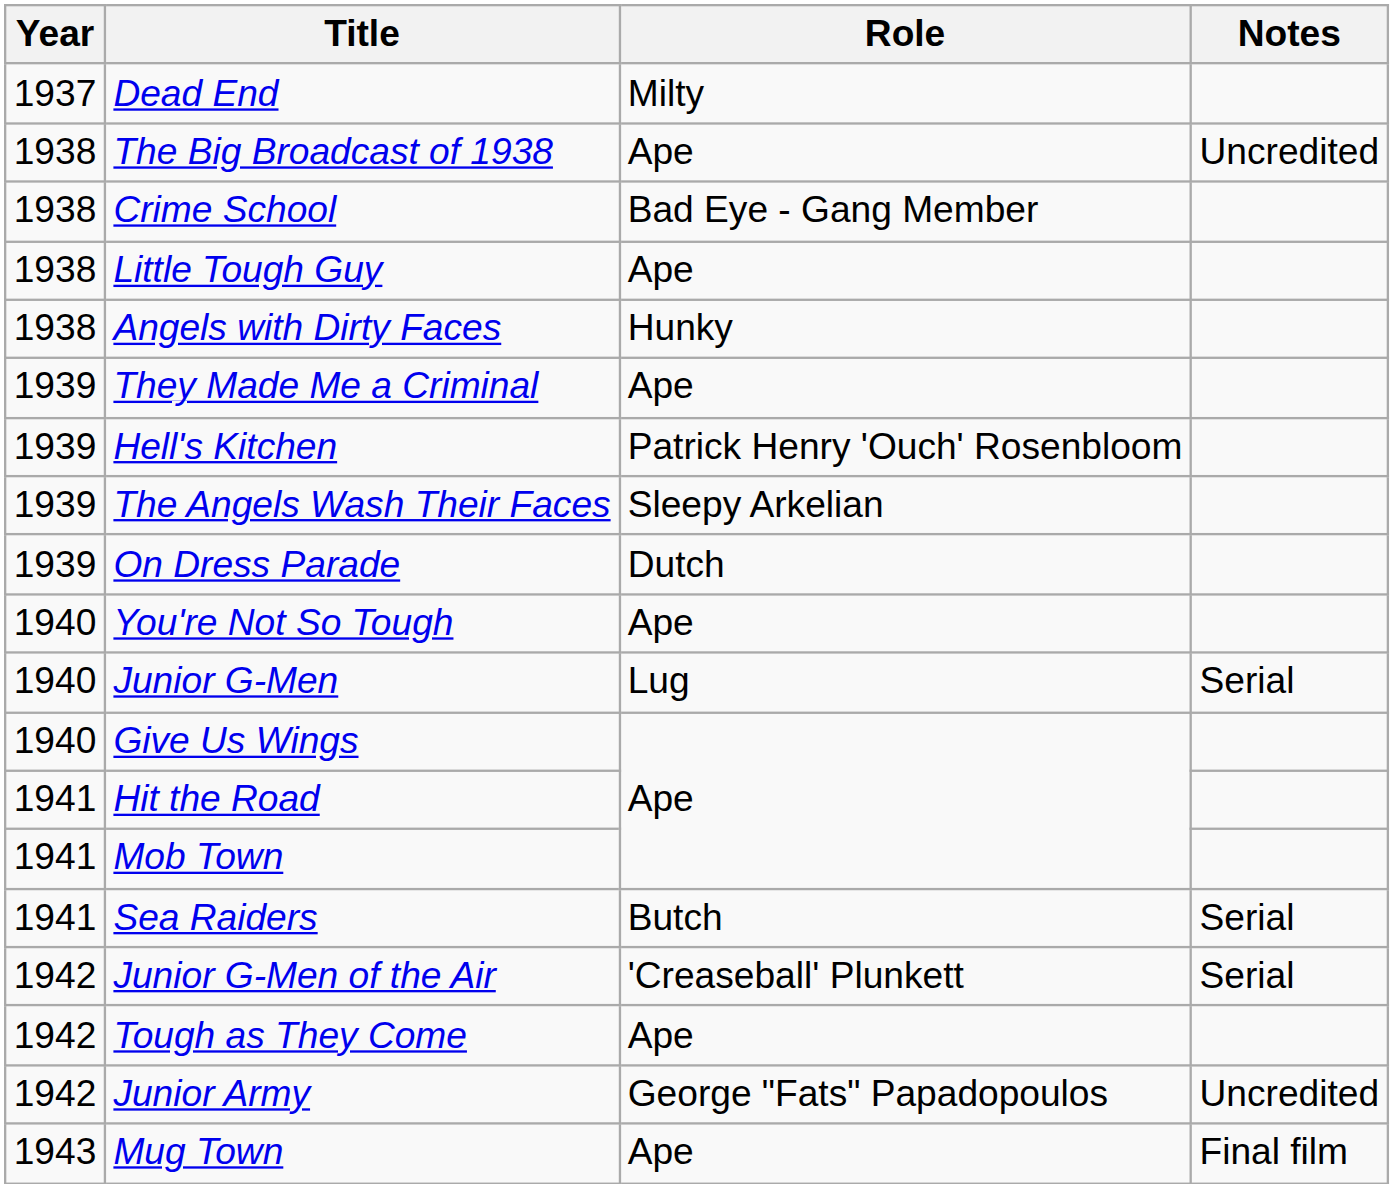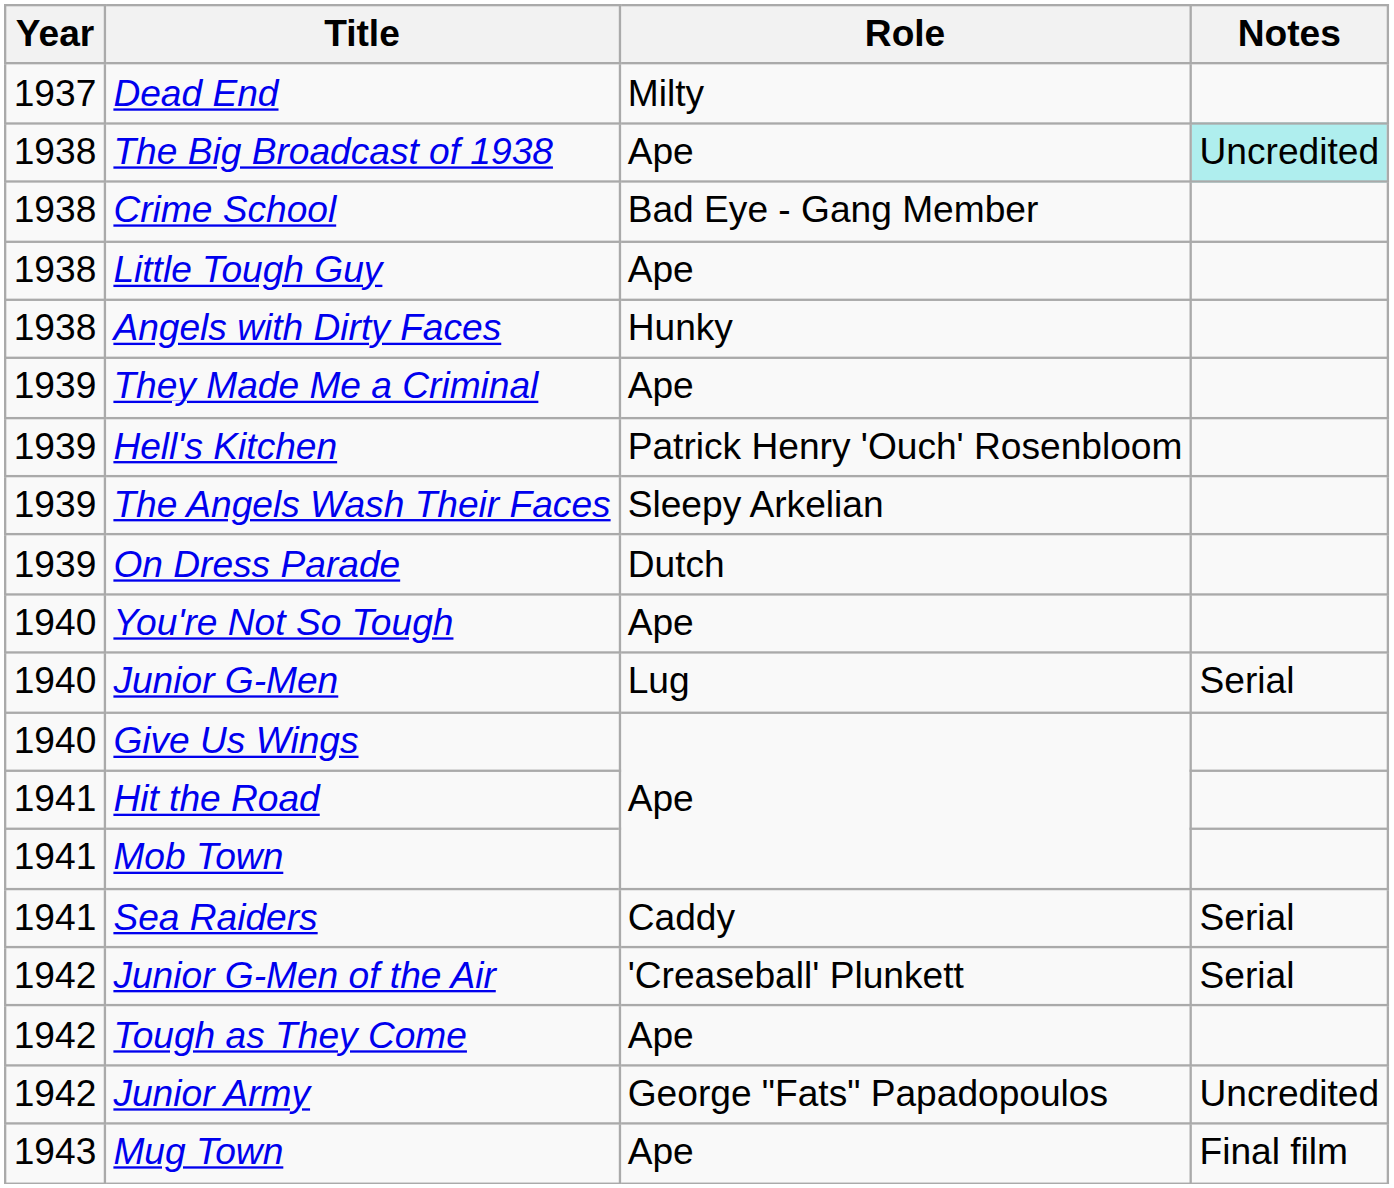(1289, 151) no background -> (1289, 151) paleturquoise background
(675, 916) Butch -> (681, 916) Caddy
